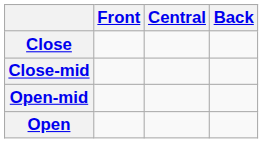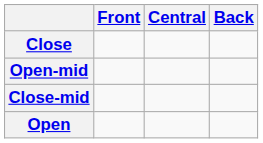rows swapped: (49, 71) <-> (49, 97)
